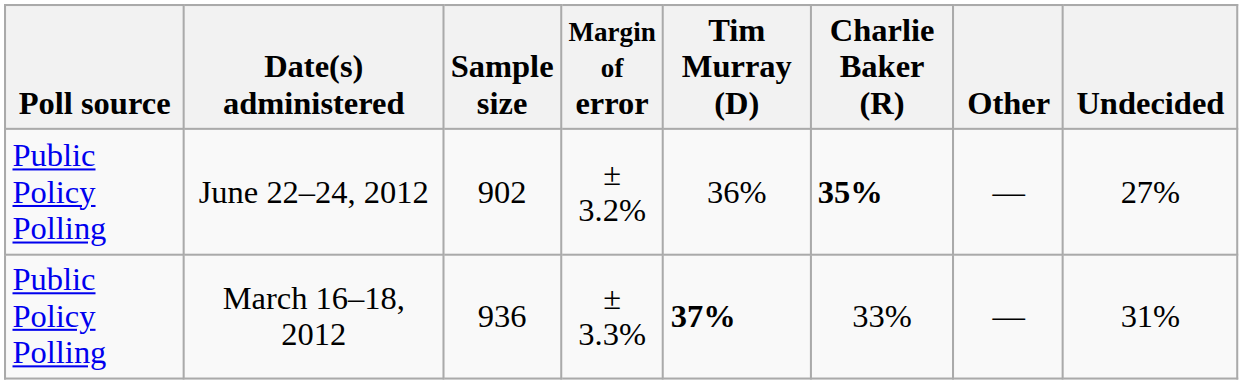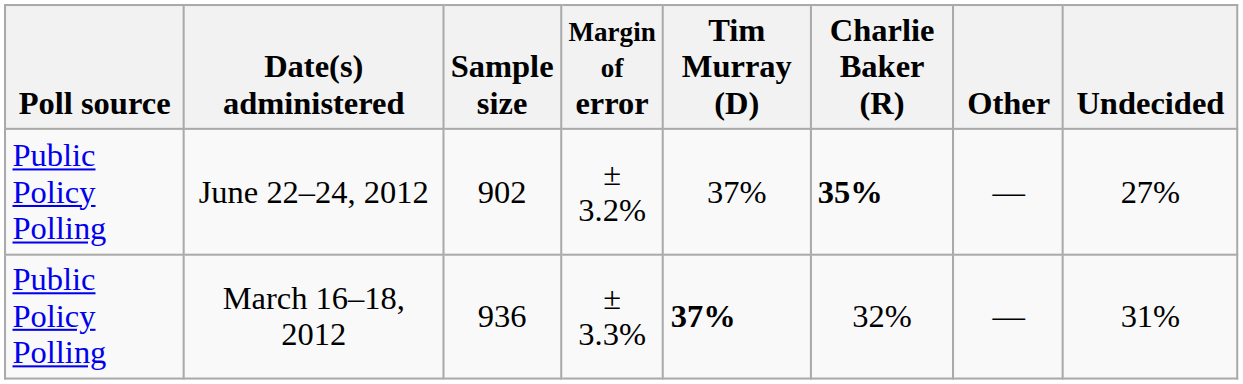(737, 191) 36% -> (737, 191) 37%
(882, 315) 33% -> (882, 315) 32%
